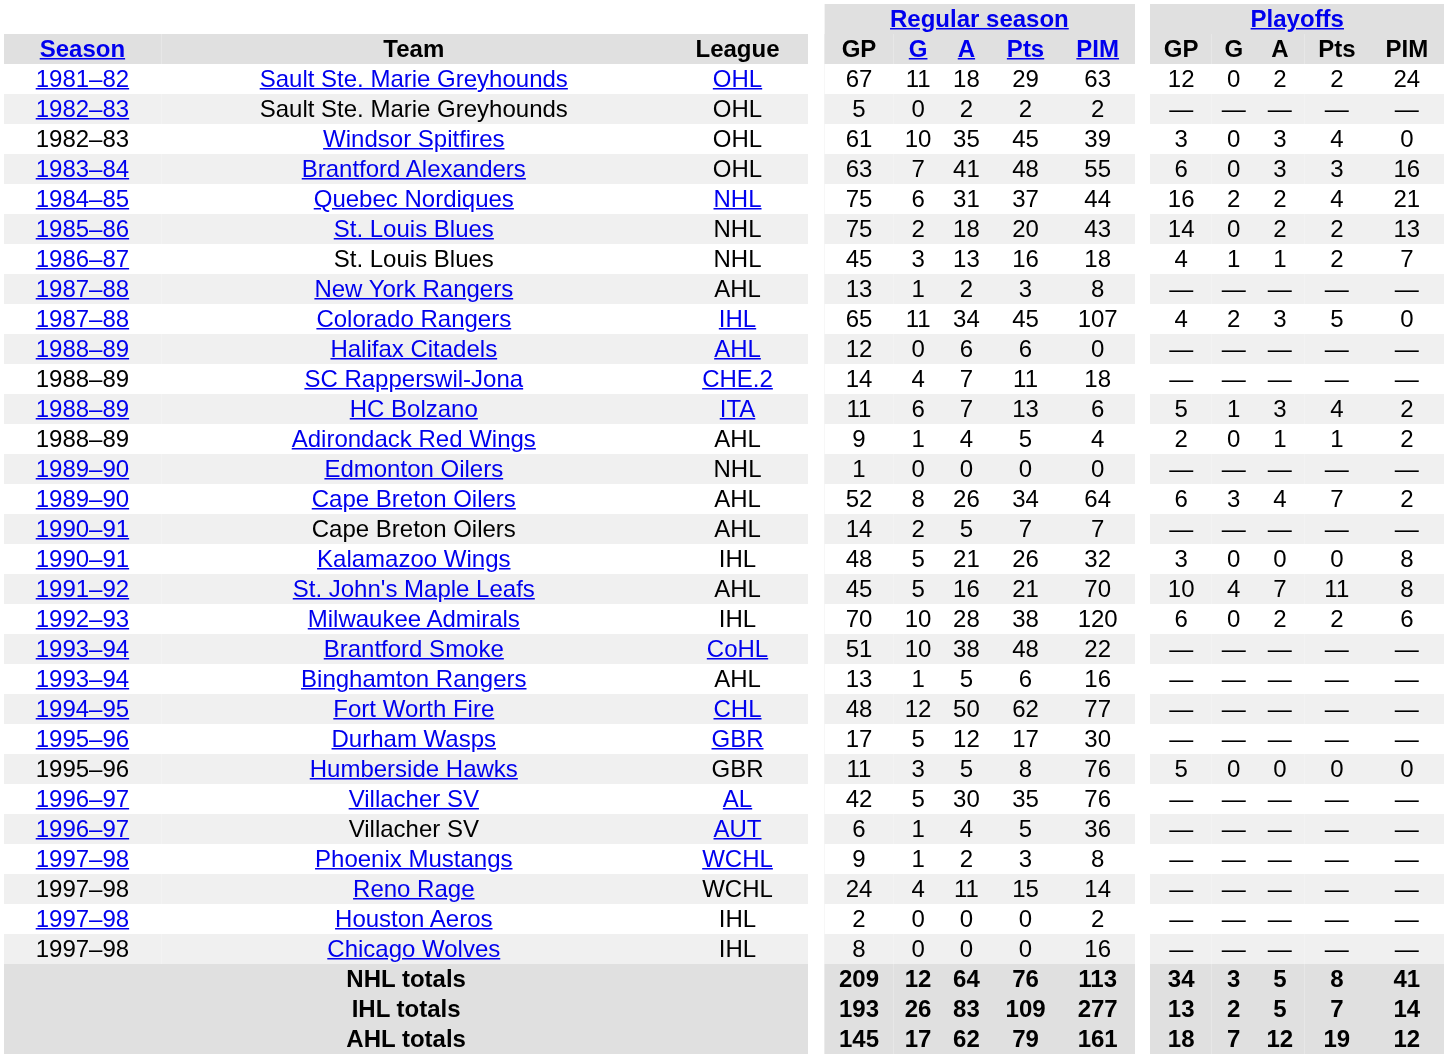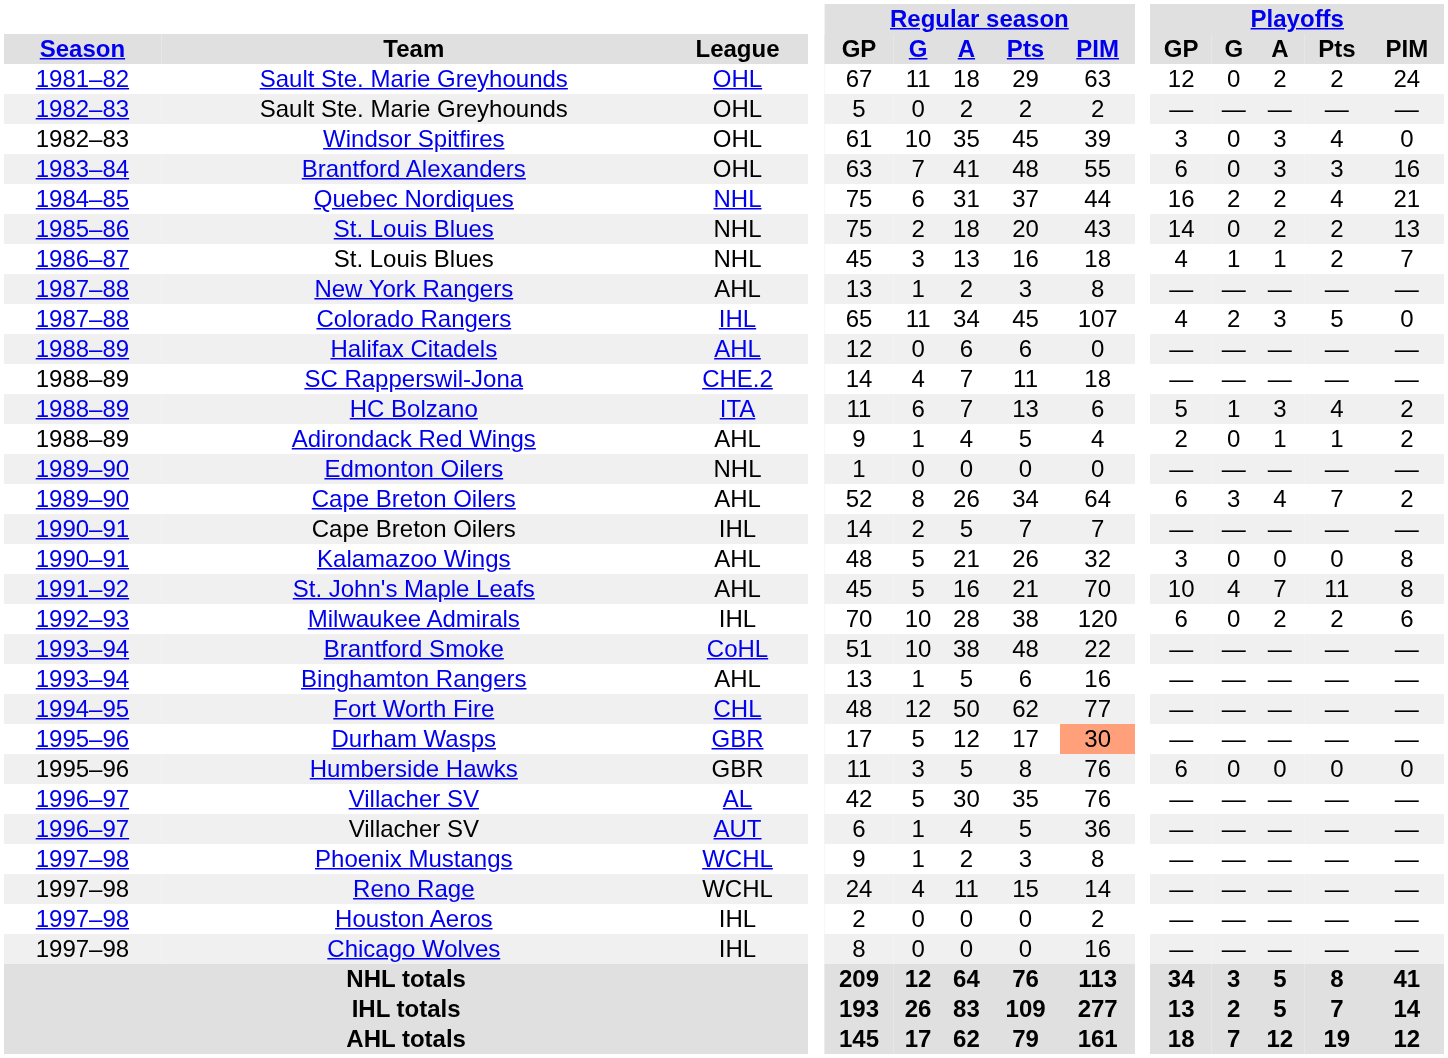(738, 528) AHL -> (738, 528) IHL
(738, 558) IHL -> (738, 558) AHL
(1098, 738) no background -> (1098, 738) lightsalmon background
(1181, 768) 5 -> (1181, 768) 6
